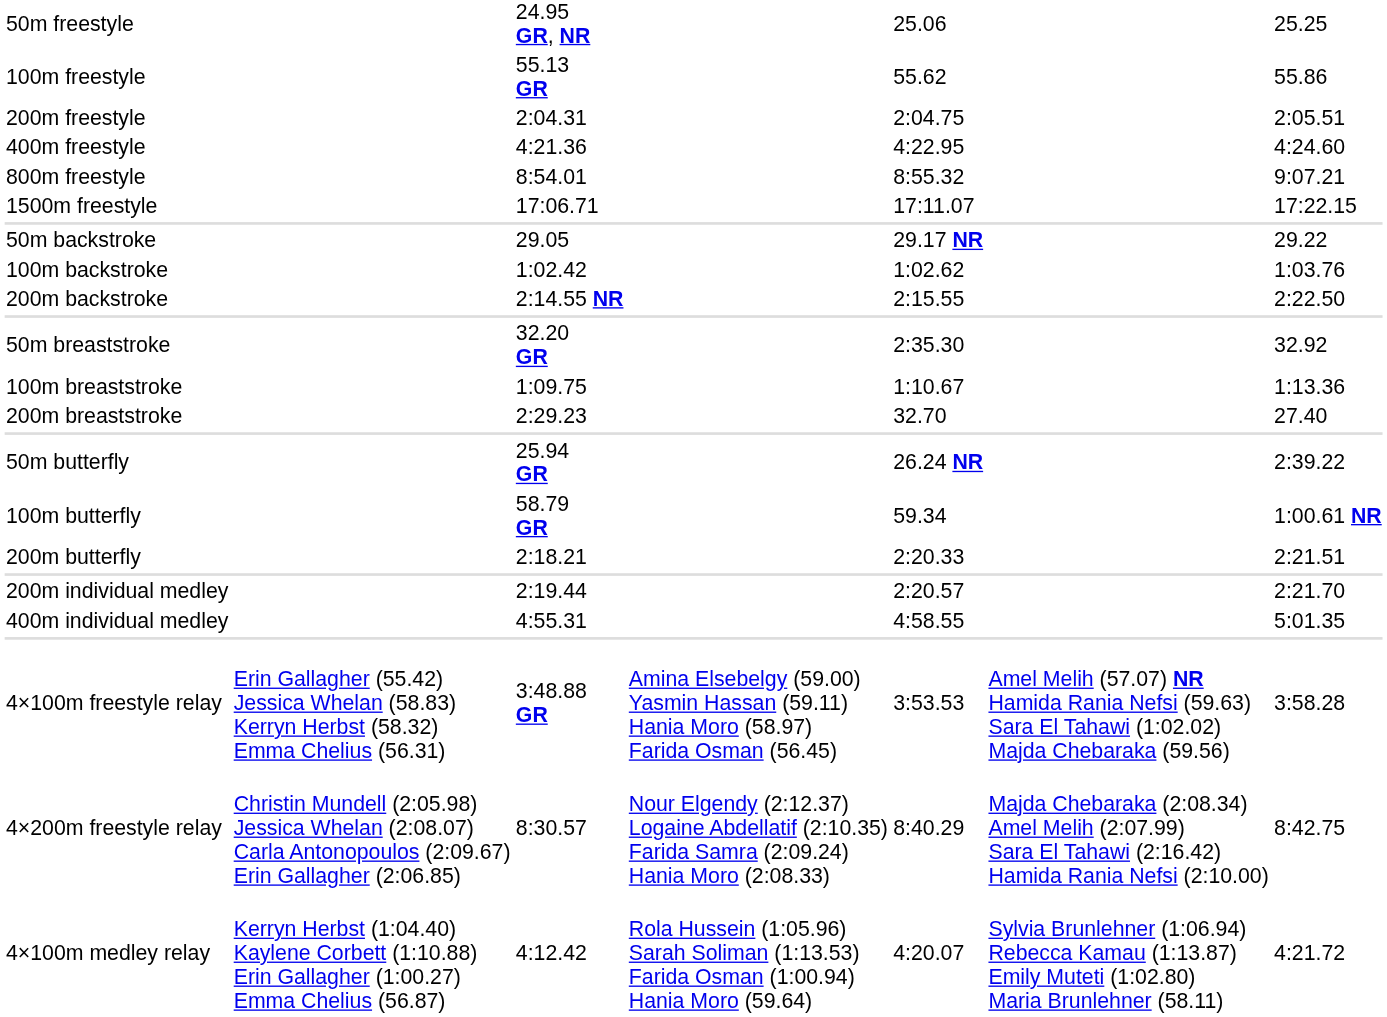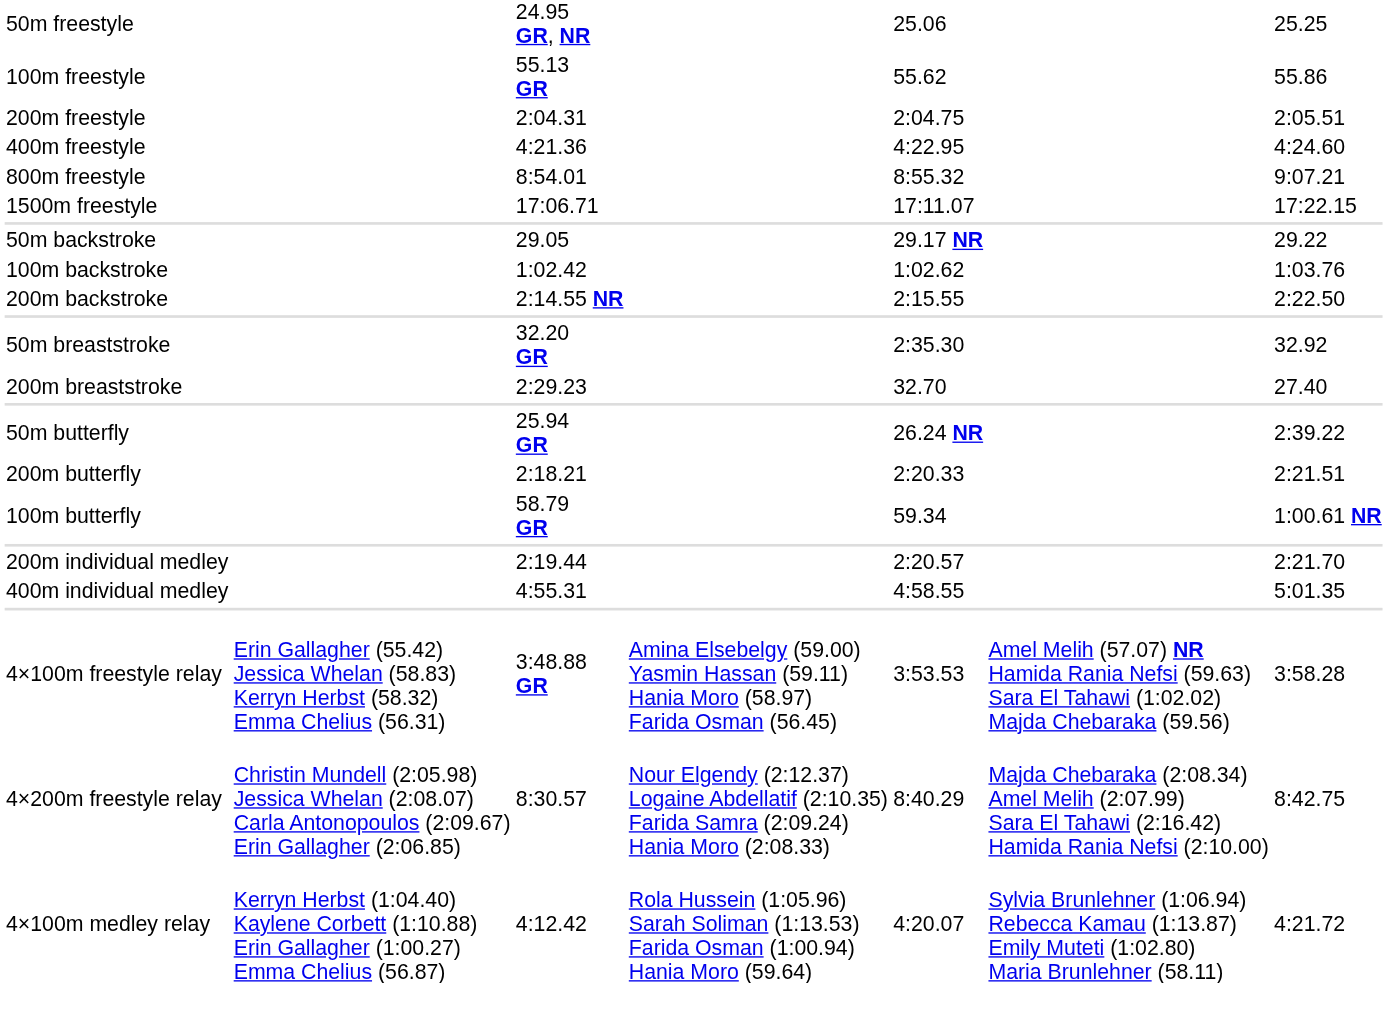- row: (94, 386)
rows swapped: (73, 515) <-> (73, 557)
